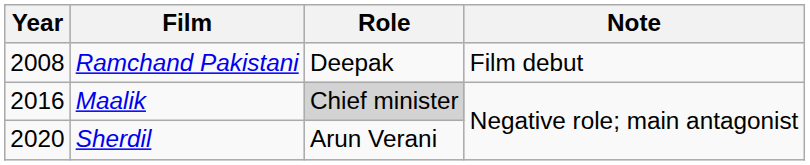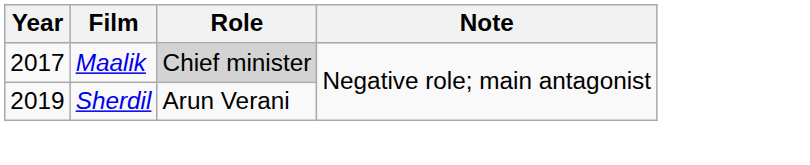- row: (187, 62)
(37, 100) 2016 -> (37, 62) 2017
(37, 139) 2020 -> (37, 100) 2019
